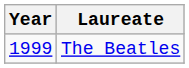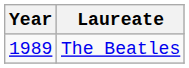(31, 49) 1999 -> (31, 49) 1989
